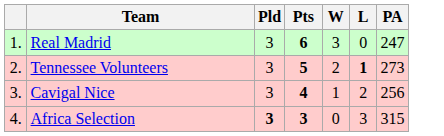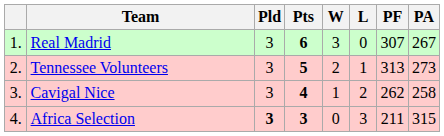+ column: (393, 17)
(393, 42) 247 -> (424, 42) 267
(363, 67) bold -> (363, 67) normal
(393, 93) 256 -> (424, 93) 258
